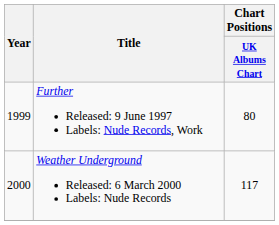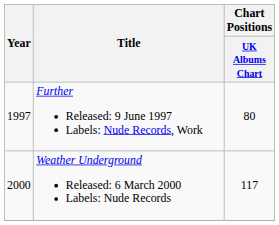(19, 116) 1999 -> (19, 116) 1997
